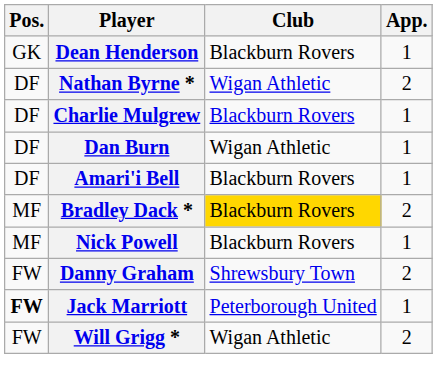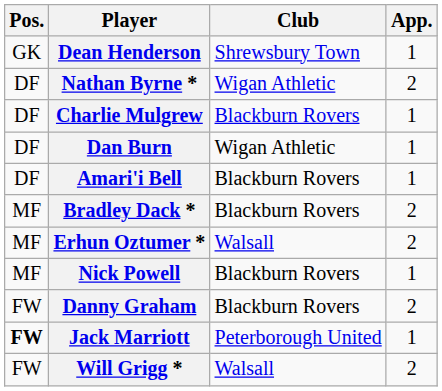(282, 52) Blackburn Rovers -> (287, 52) Shrewsbury Town
(282, 210) gold background -> (287, 210) no background
+ row: (129, 242)
(282, 274) Shrewsbury Town -> (287, 305) Blackburn Rovers
(270, 337) Wigan Athletic -> (244, 369) Walsall
